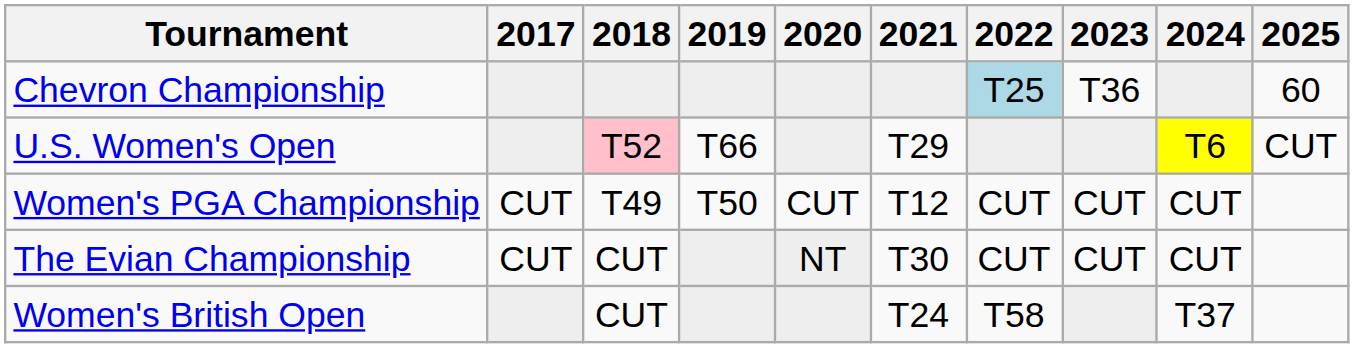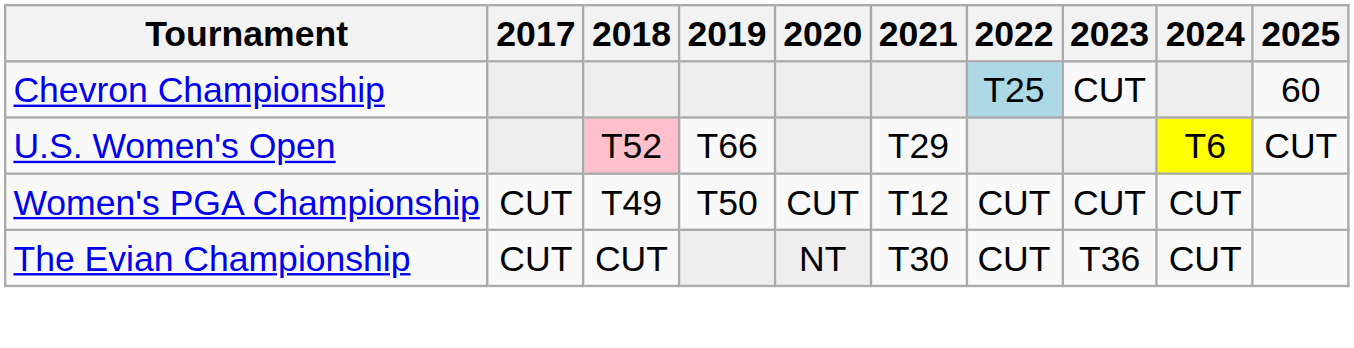(1110, 90) T36 -> (1110, 90) CUT
(1110, 259) CUT -> (1110, 259) T36
- row: (189, 315)
